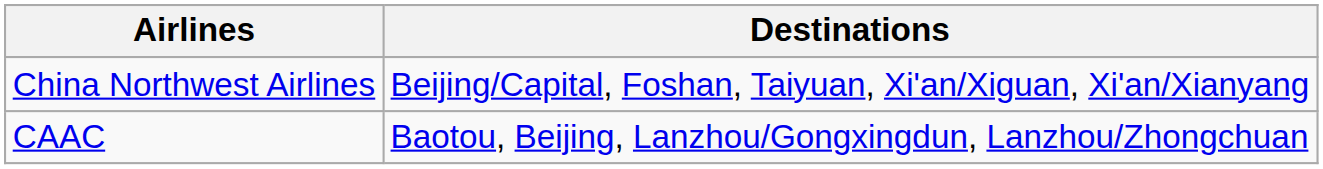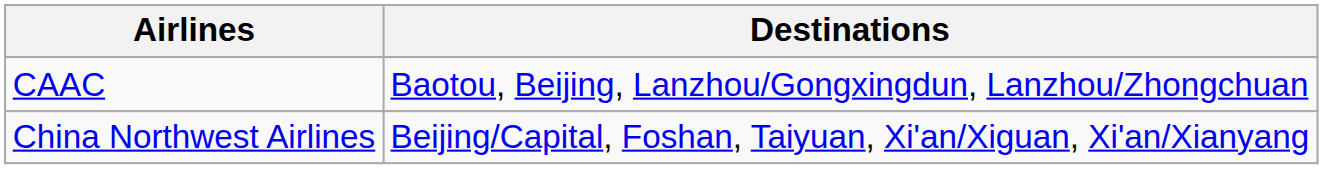rows swapped: (59, 136) <-> (194, 83)
